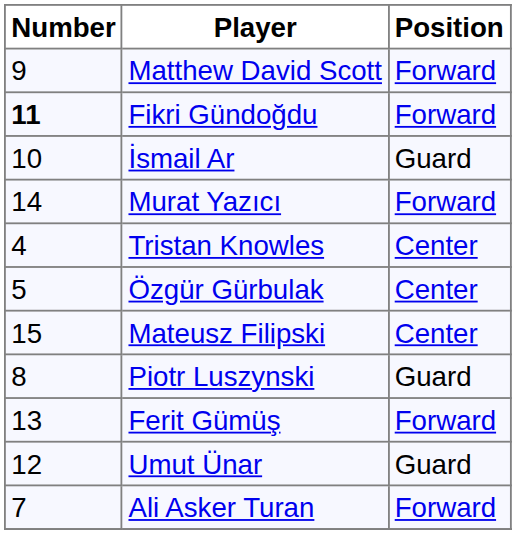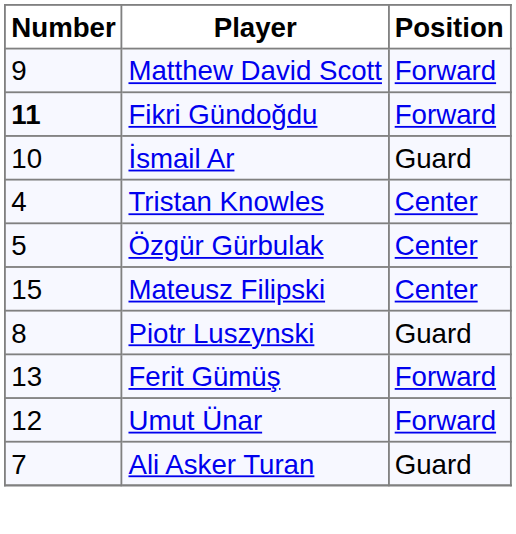- row: (205, 201)
(433, 464) Guard -> (445, 420) Forward
(445, 507) Forward -> (433, 464) Guard
